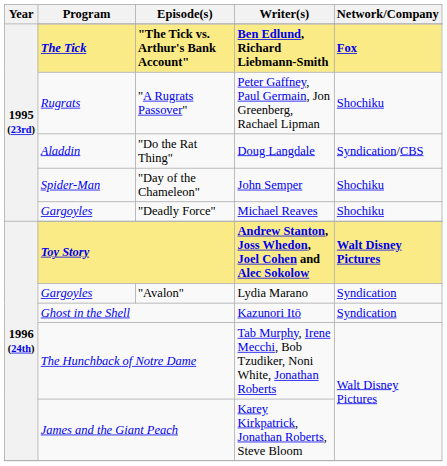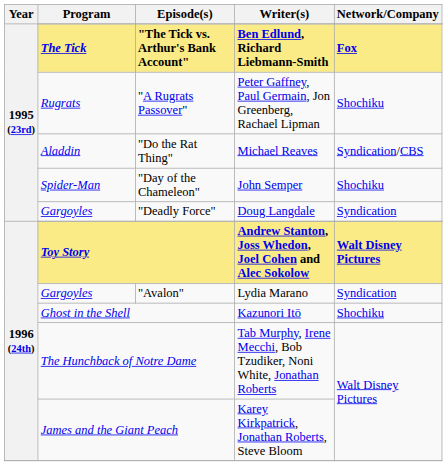(276, 150) Doug Langdale -> (278, 150) Michael Reaves
(278, 211) Michael Reaves -> (276, 211) Doug Langdale
(360, 211) Shochiku -> (367, 211) Syndication
(367, 313) Syndication -> (360, 313) Shochiku
